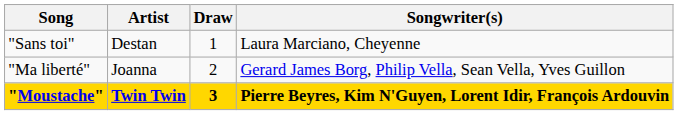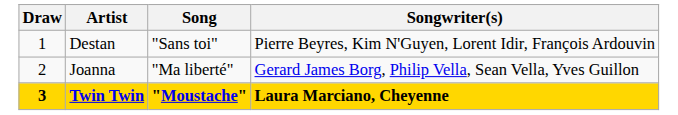columns swapped: (213, 17) <-> (56, 17)
(330, 43) Laura Marciano, Cheyenne -> (455, 43) Pierre Beyres, Kim N'Guyen, Lorent Idir, François Ardouvin
(455, 95) Pierre Beyres, Kim N'Guyen, Lorent Idir, François Ardouvin -> (352, 95) Laura Marciano, Cheyenne
